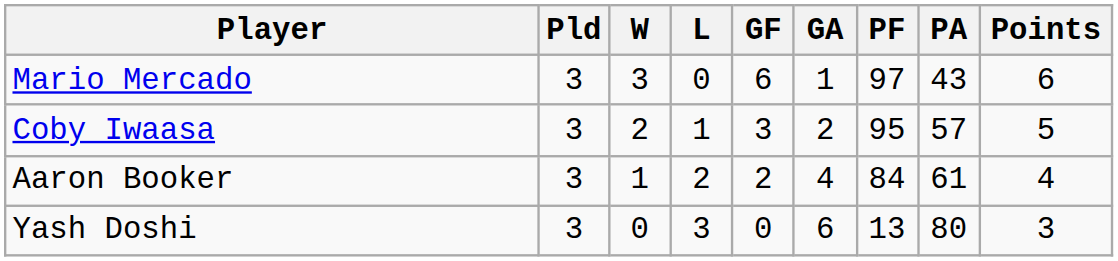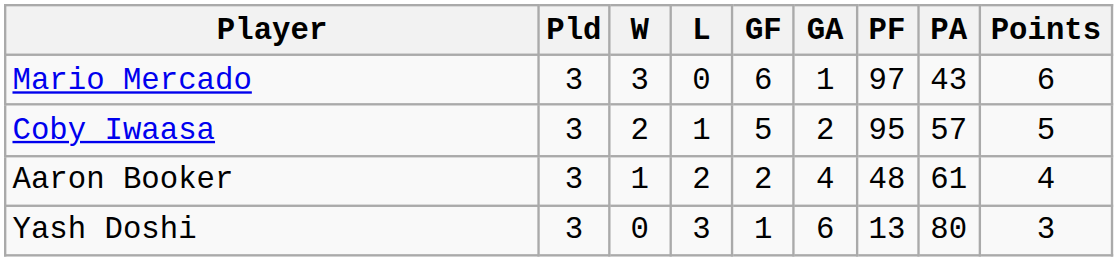(763, 130) 3 -> (763, 130) 5
(887, 180) 84 -> (887, 180) 48
(763, 230) 0 -> (763, 230) 1
